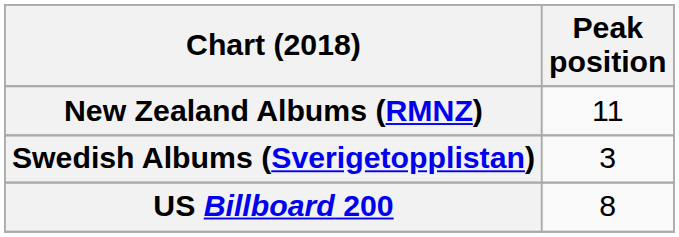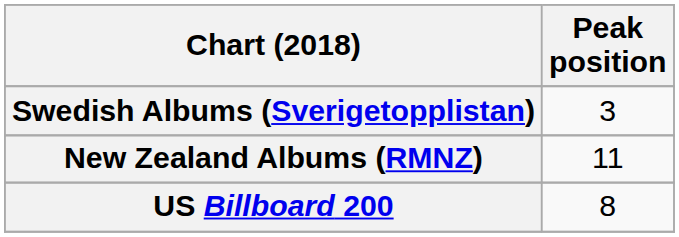rows swapped: (273, 110) <-> (273, 158)
